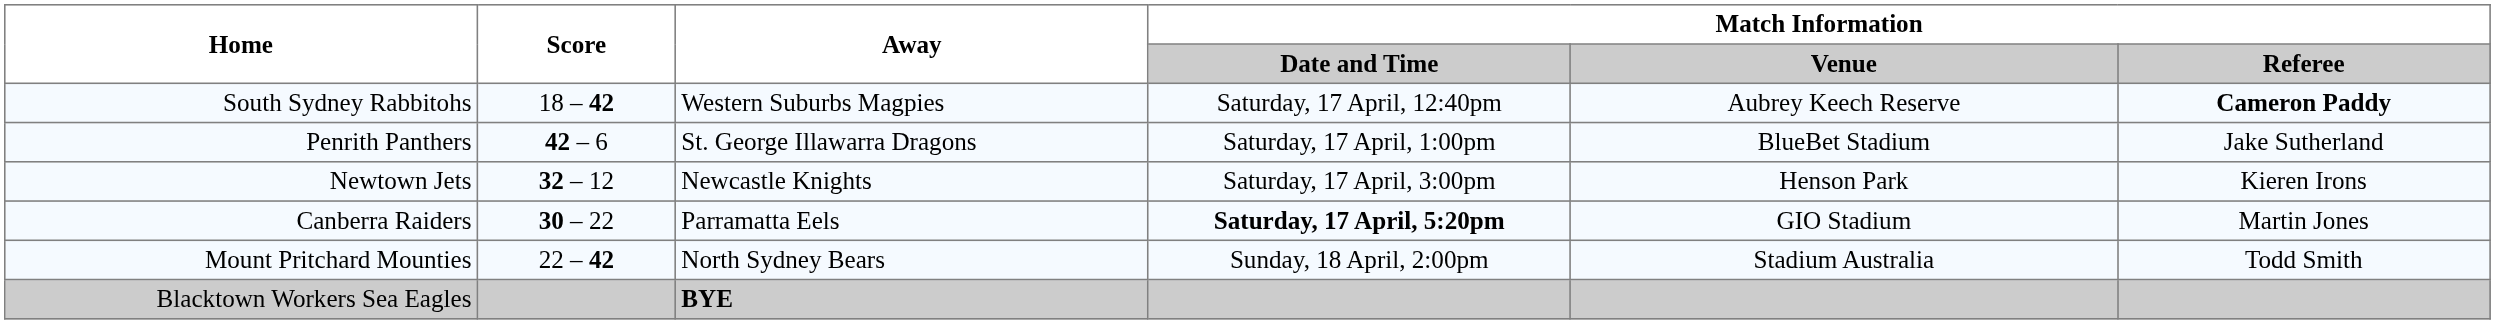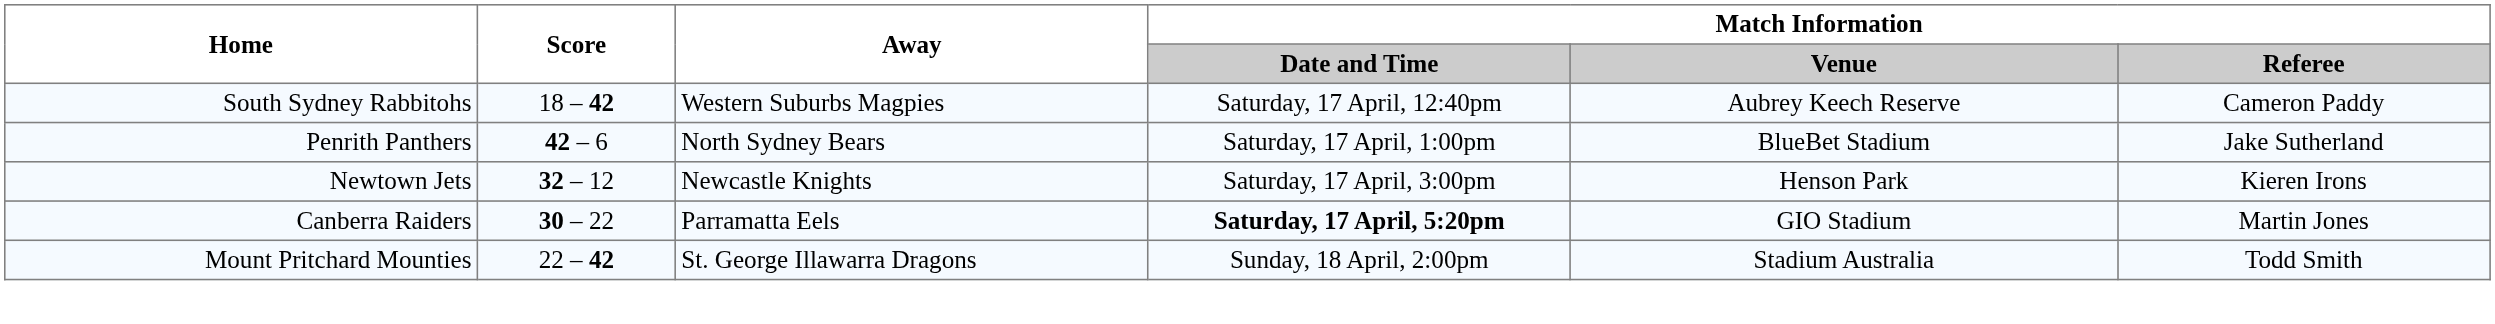(2304, 102) bold -> (2304, 102) normal
(829, 141) St. George Illawarra Dragons -> (783, 141) North Sydney Bears
(783, 259) North Sydney Bears -> (829, 259) St. George Illawarra Dragons
- row: (314, 298)
